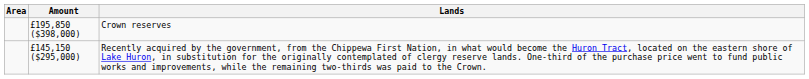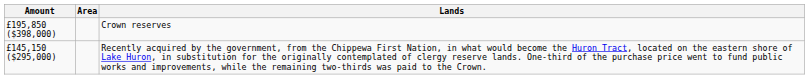columns swapped: (64, 11) <-> (16, 11)
